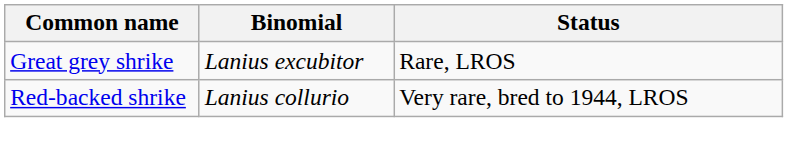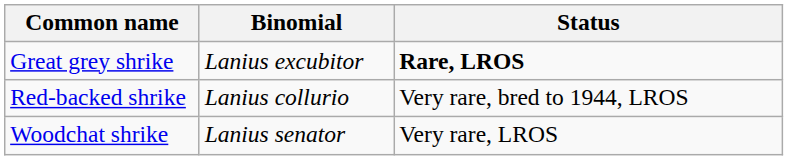(457, 60) normal -> (462, 60) bold
+ row: (89, 135)
